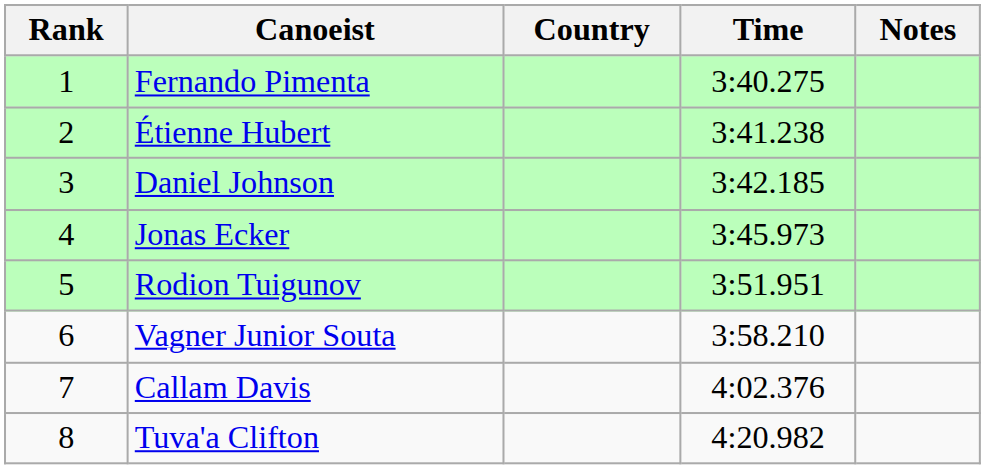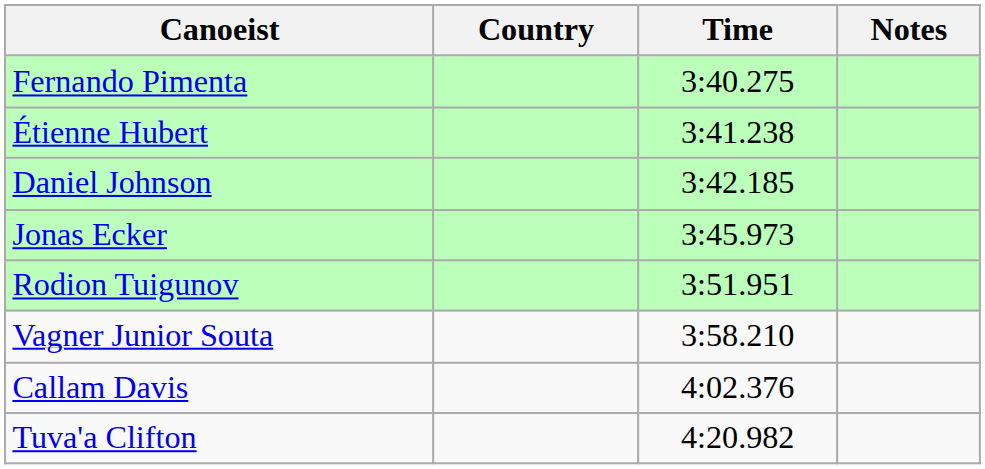- column: (66, 30)
